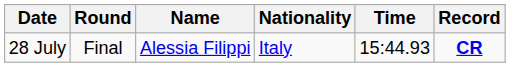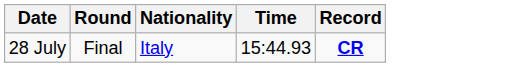- column: (195, 18)
